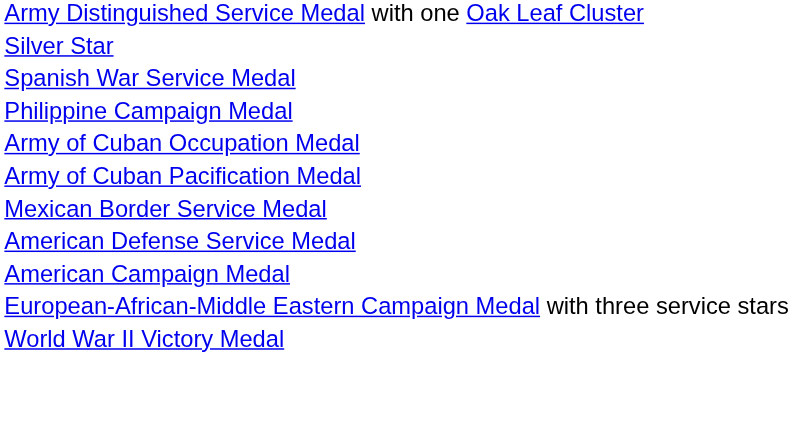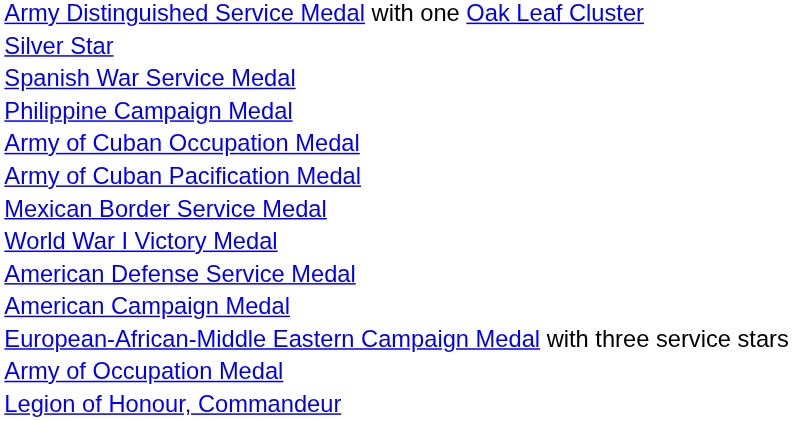+ row: (141, 241)
- row: (144, 339)
+ row: (144, 371)
+ row: (173, 404)
